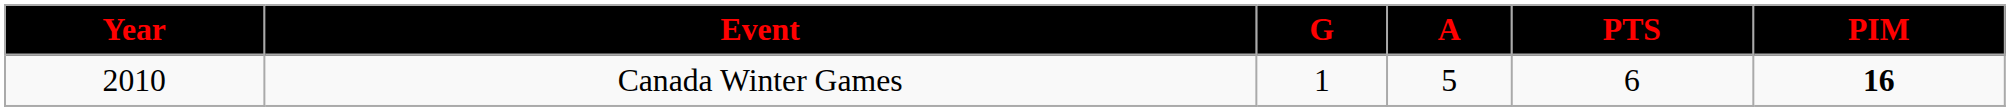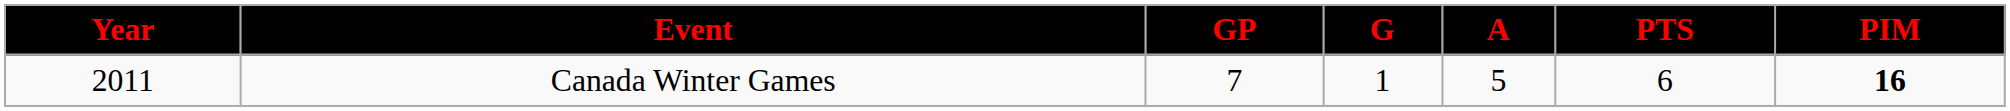+ column: (1234, 29)
(134, 79) 2010 -> (123, 79) 2011
